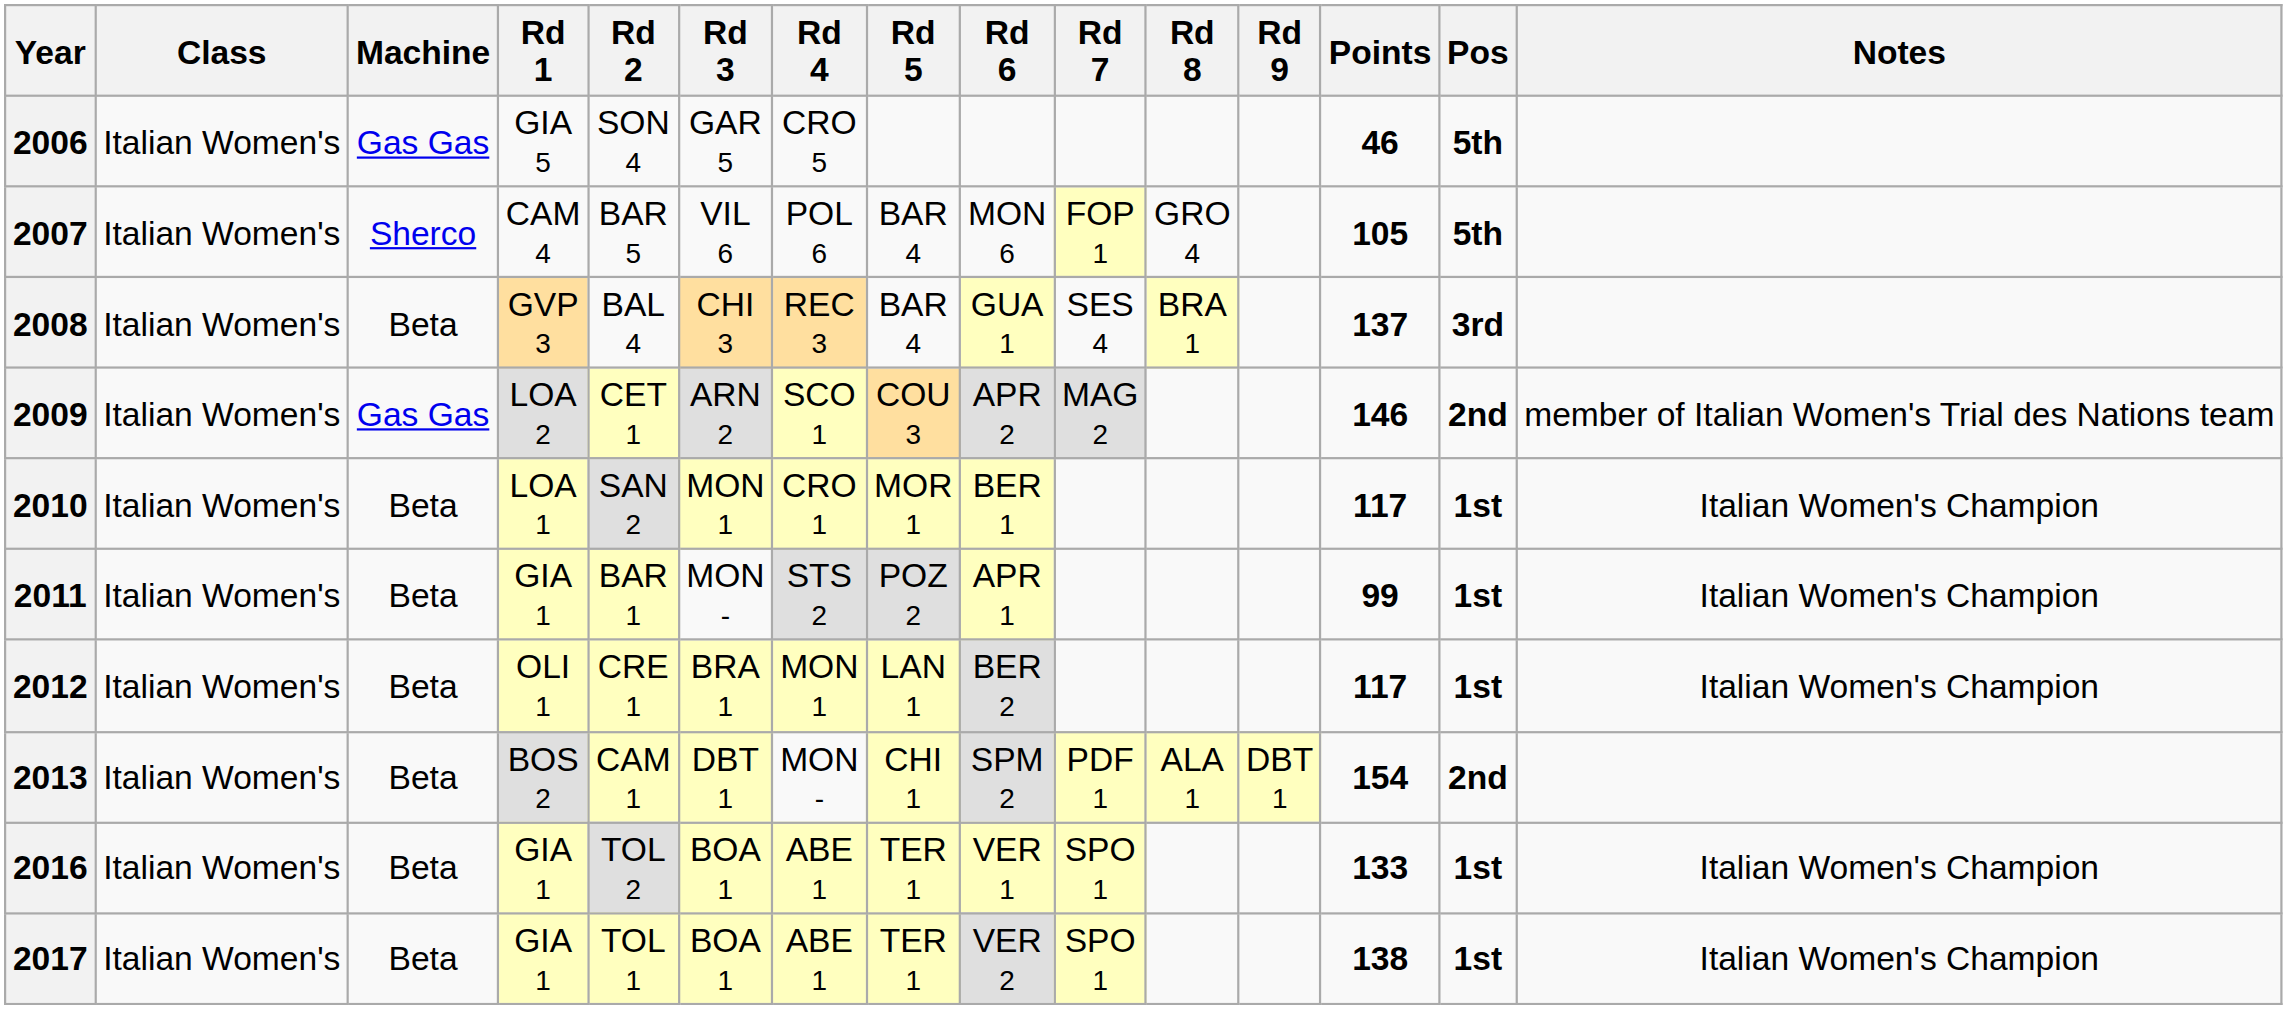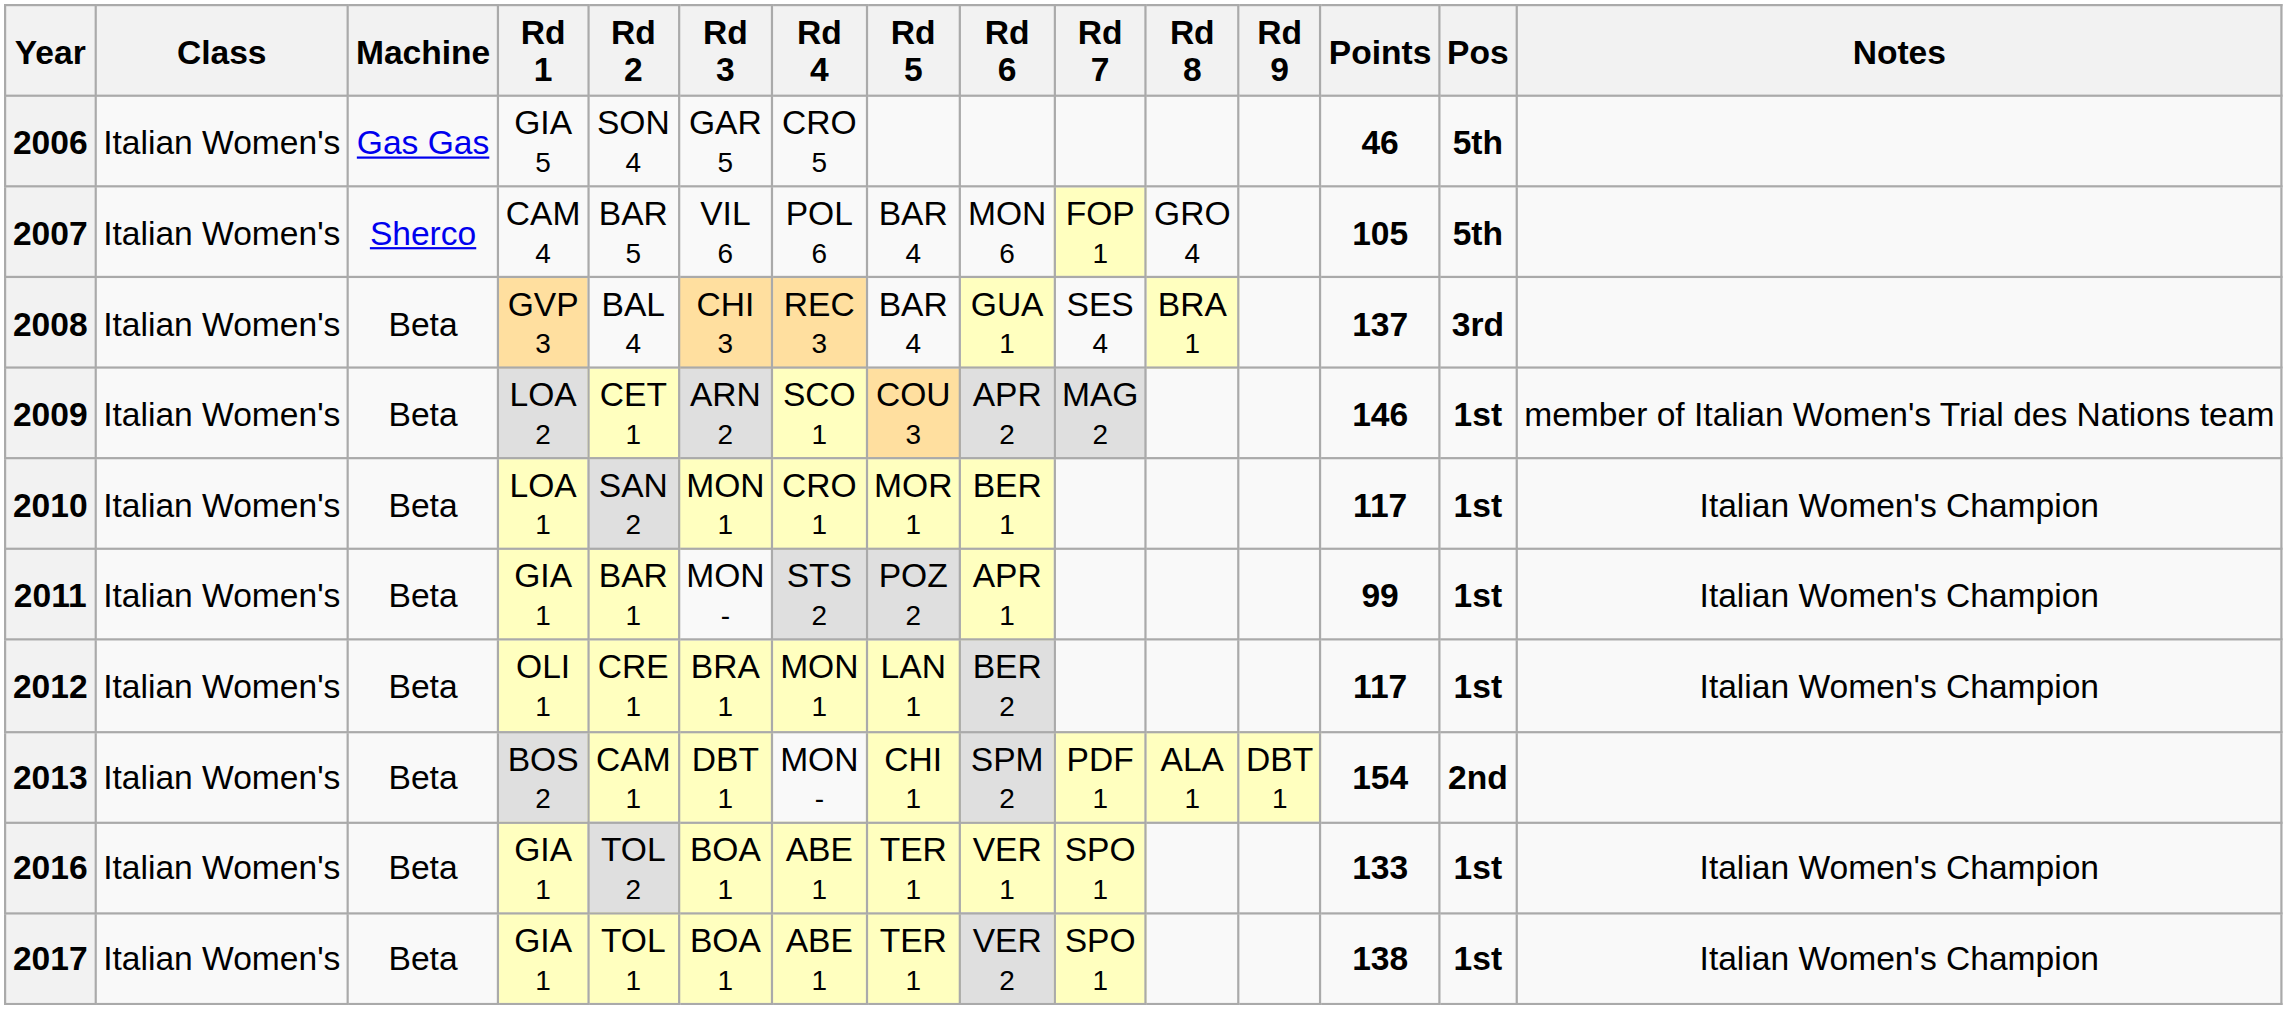(423, 414) Gas Gas -> (423, 414) Beta
(1478, 414) 2nd -> (1478, 414) 1st
